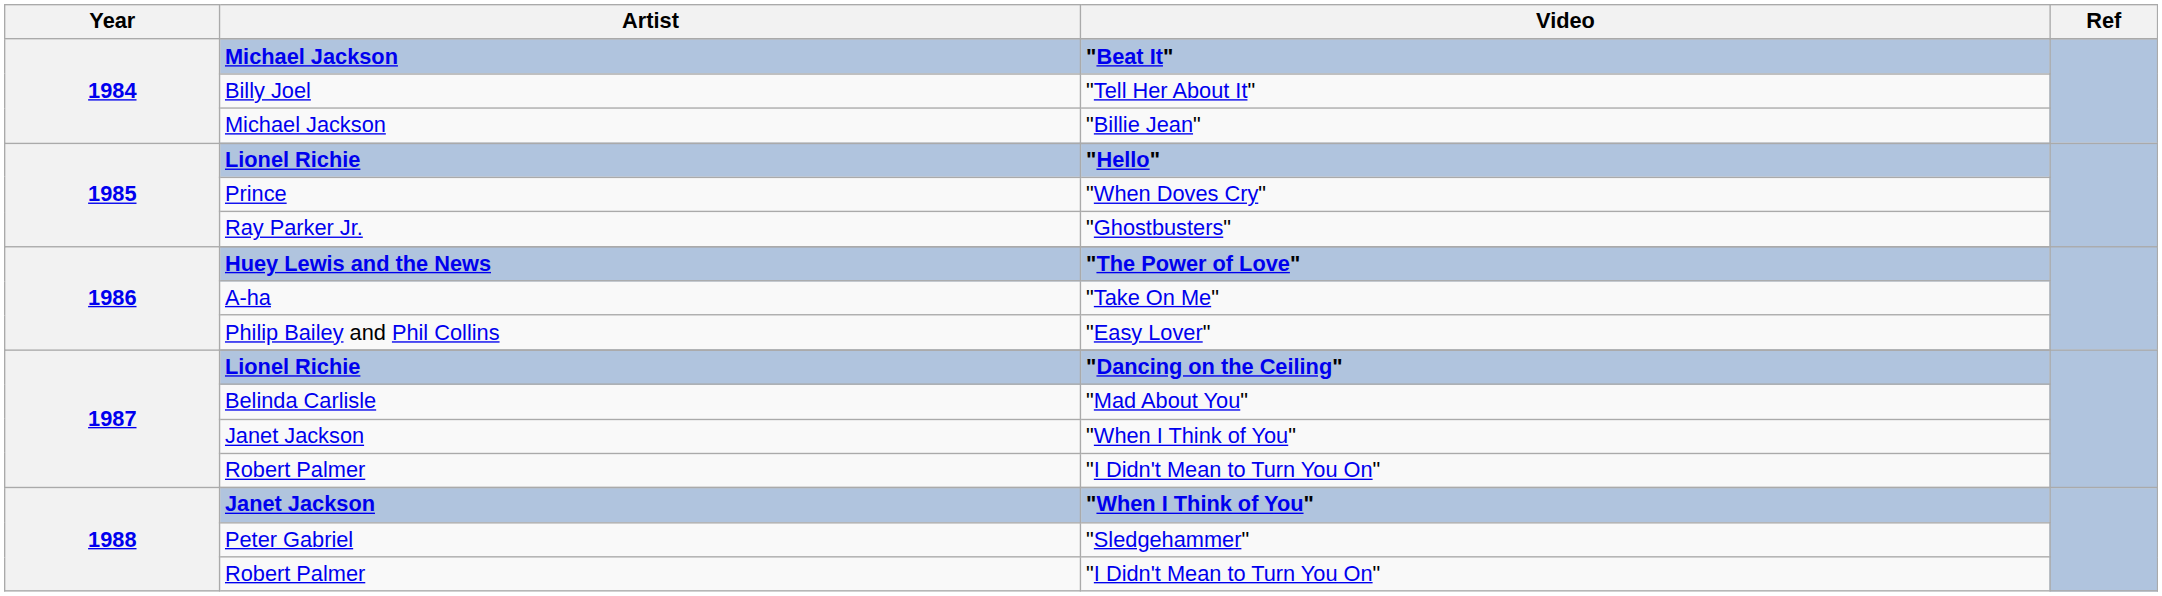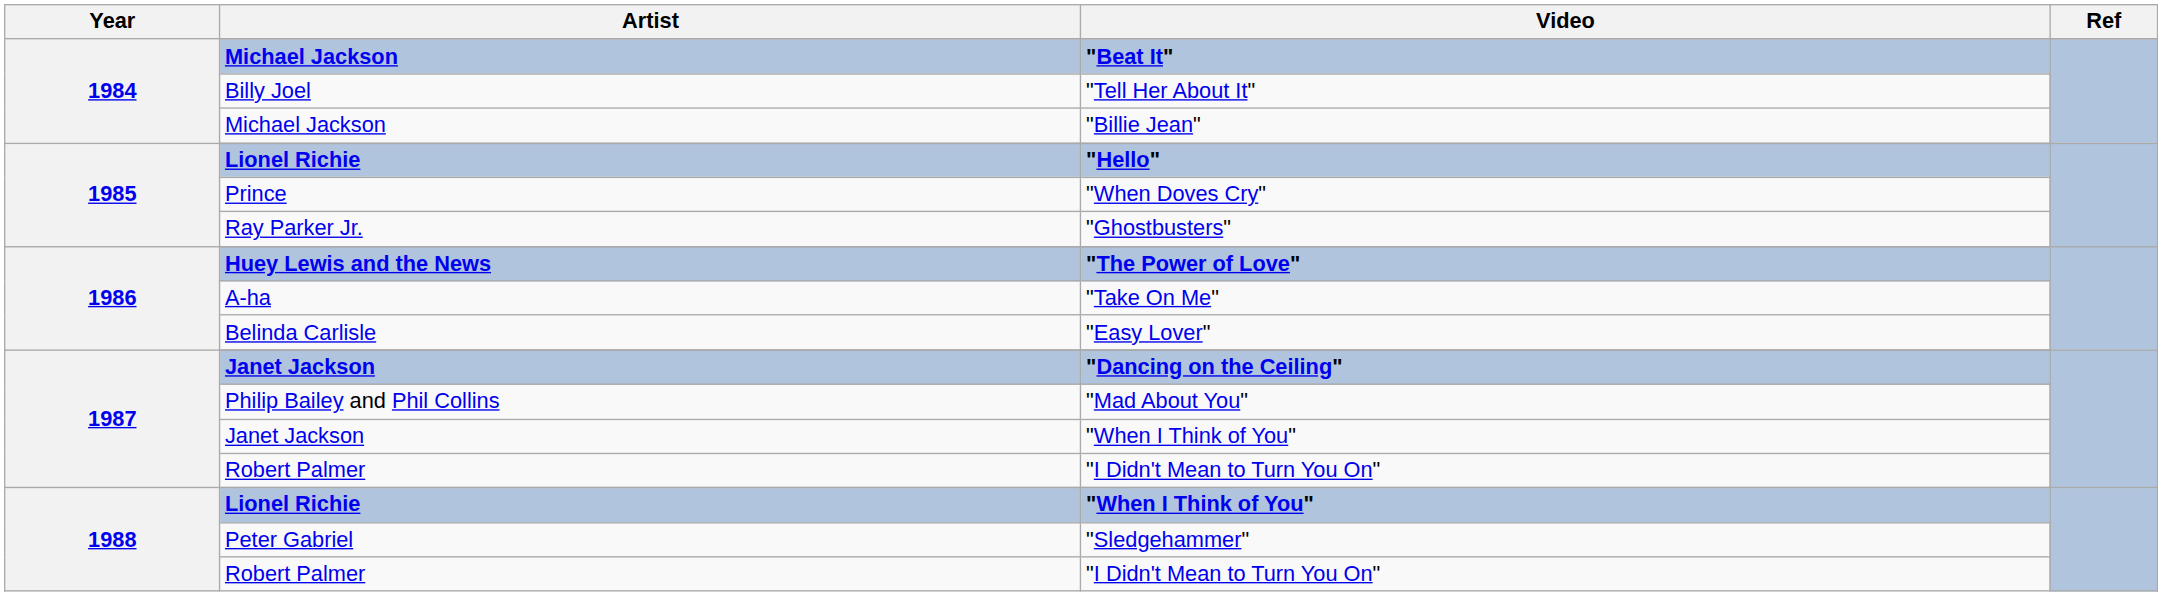(362, 332) Philip Bailey and Phil Collins -> (301, 332) Belinda Carlisle
(293, 366) Lionel Richie -> (300, 366) Janet Jackson
(301, 401) Belinda Carlisle -> (362, 401) Philip Bailey and Phil Collins
(300, 504) Janet Jackson -> (293, 504) Lionel Richie
